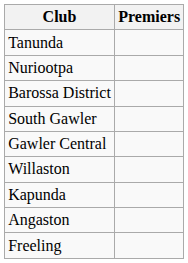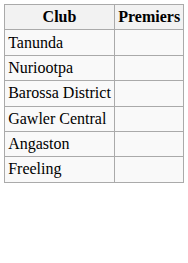- row: (52, 118)
- row: (39, 169)
- row: (37, 194)
